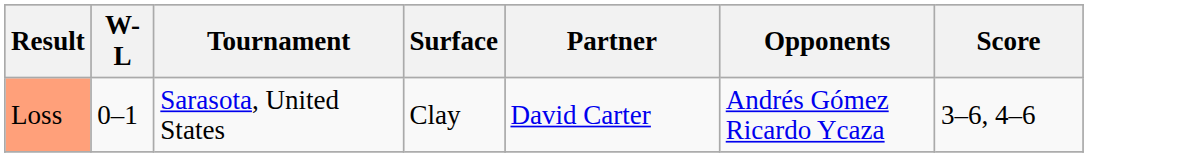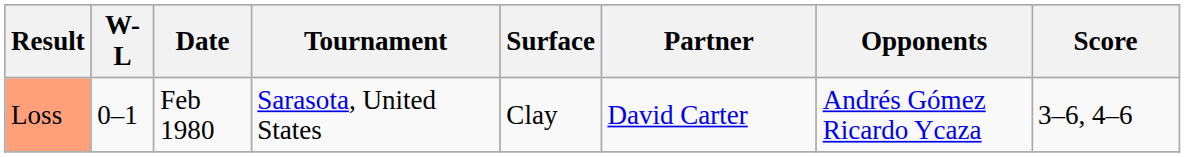+ column: (203, 41)
